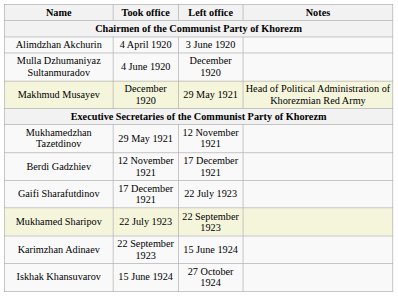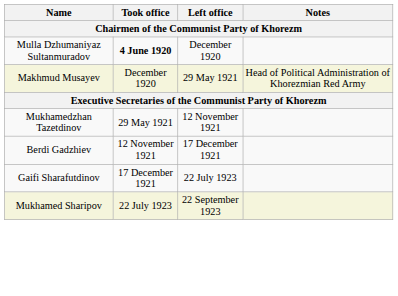- row: (59, 45)
(146, 67) normal -> (146, 50) bold
- row: (59, 249)
- row: (59, 277)
